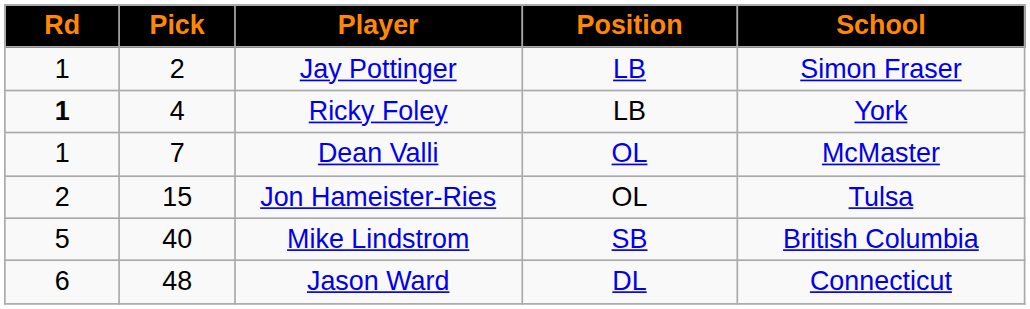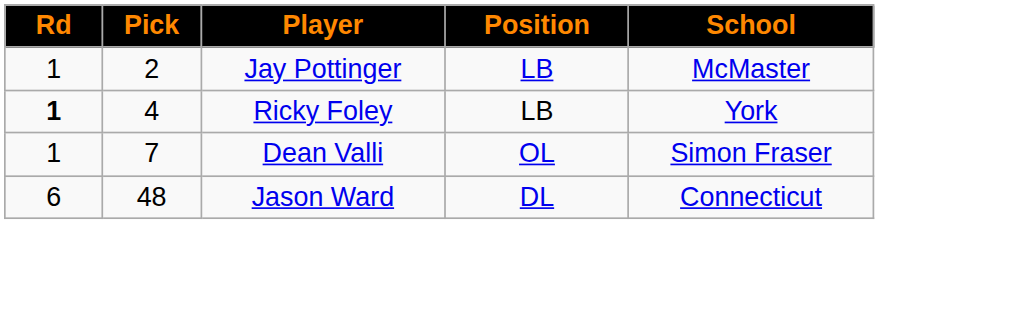(881, 68) Simon Fraser -> (751, 68) McMaster
(881, 153) McMaster -> (751, 153) Simon Fraser
- row: (378, 196)
- row: (378, 238)
